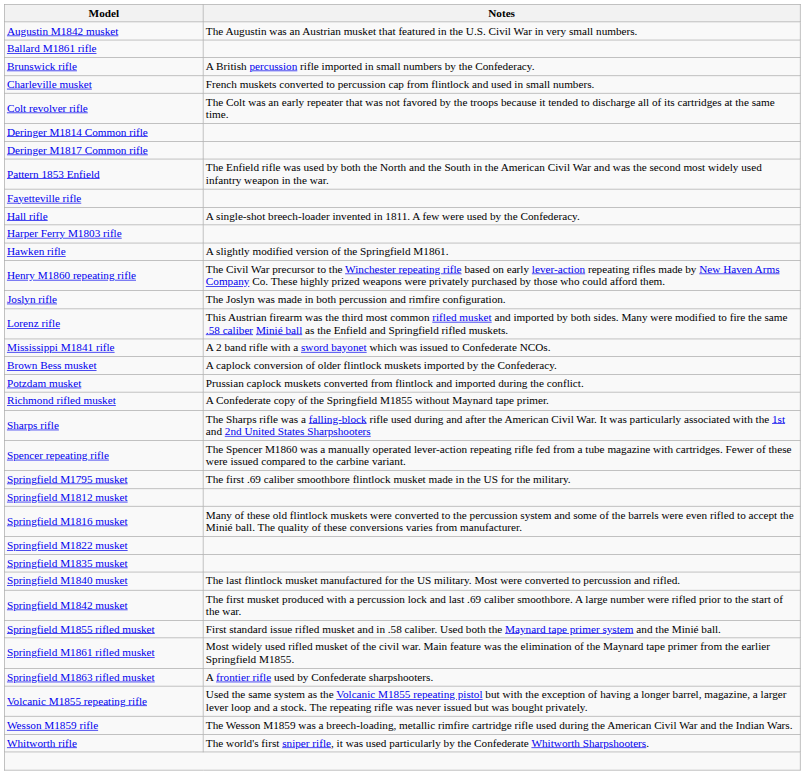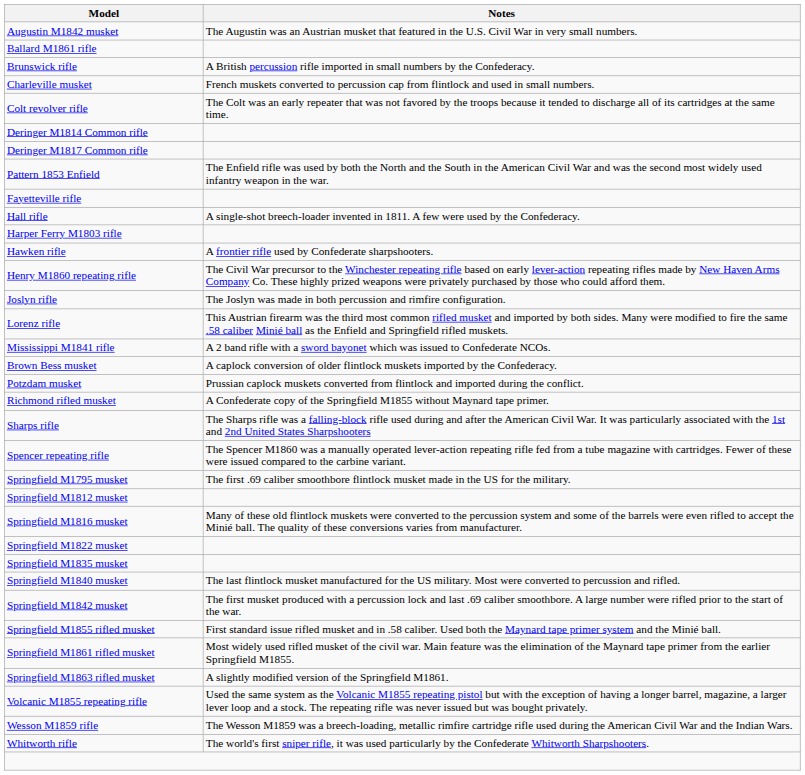(327, 251) A slightly modified version of the Springfield M1861. -> (320, 251) A frontier rifle used by Confederate sharpshooters.
(320, 677) A frontier rifle used by Confederate sharpshooters. -> (327, 677) A slightly modified version of the Springfield M1861.
